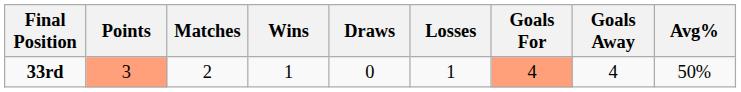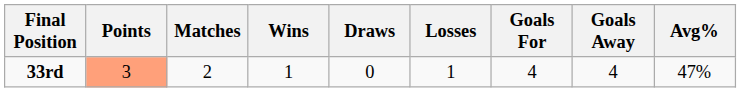(532, 71) lightsalmon background -> (532, 71) no background
(694, 71) 50% -> (694, 71) 47%
